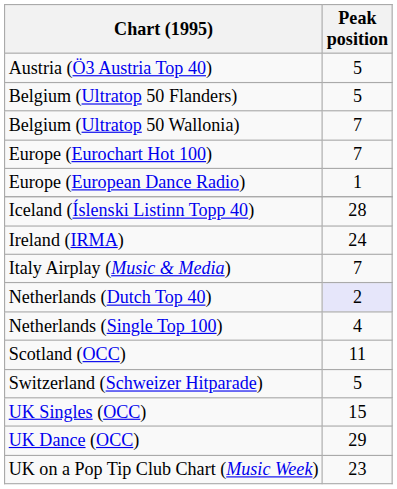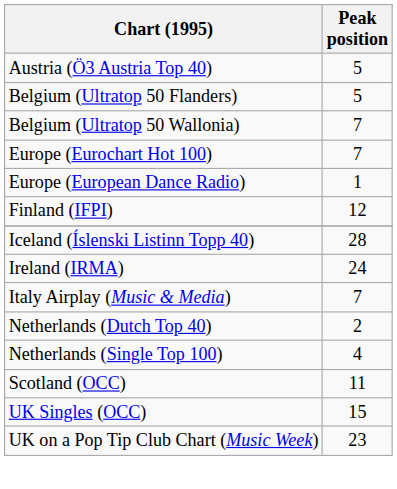+ row: (61, 211)
(357, 297) lavender background -> (357, 325) no background
- row: (136, 383)
- row: (74, 440)
